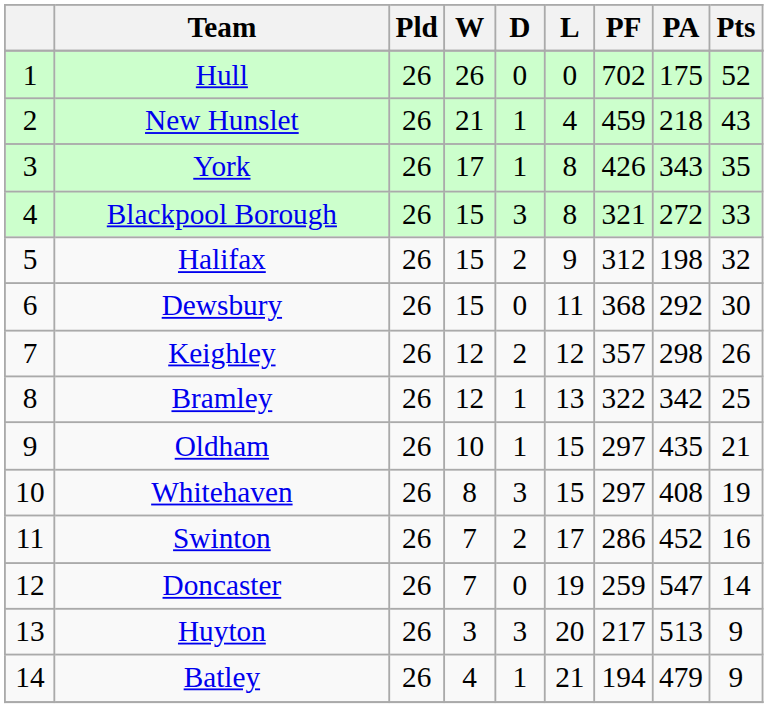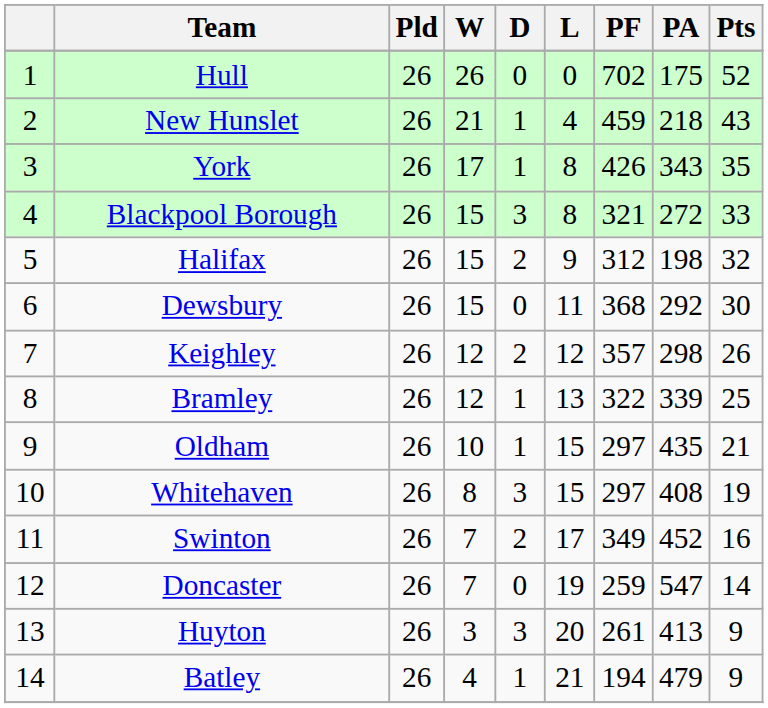(681, 399) 342 -> (681, 399) 339
(624, 538) 286 -> (624, 538) 349
(624, 631) 217 -> (624, 631) 261
(681, 631) 513 -> (681, 631) 413
